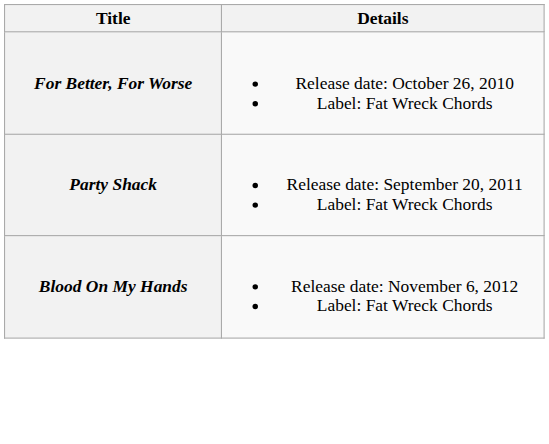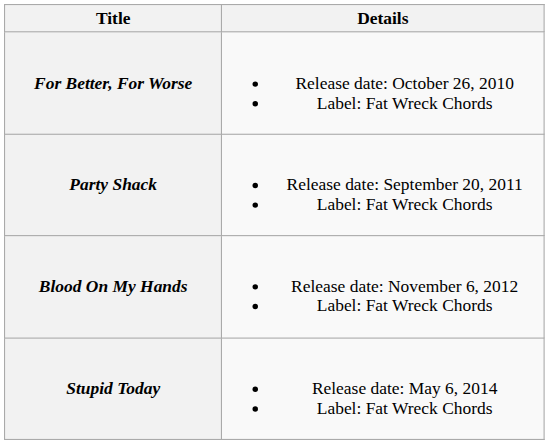+ row: (113, 388)
